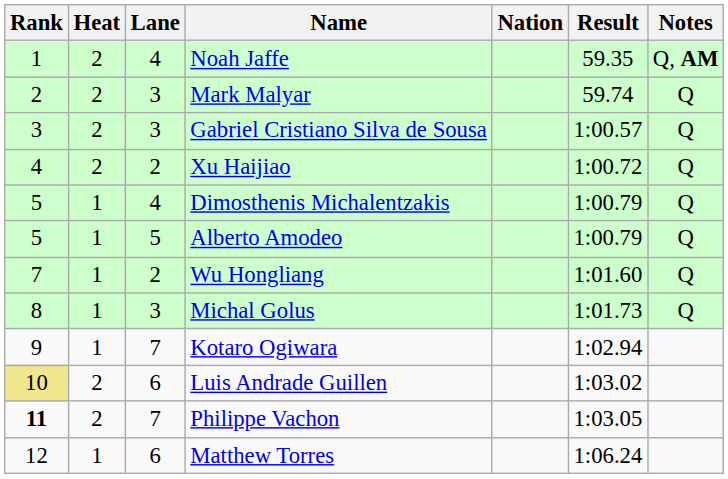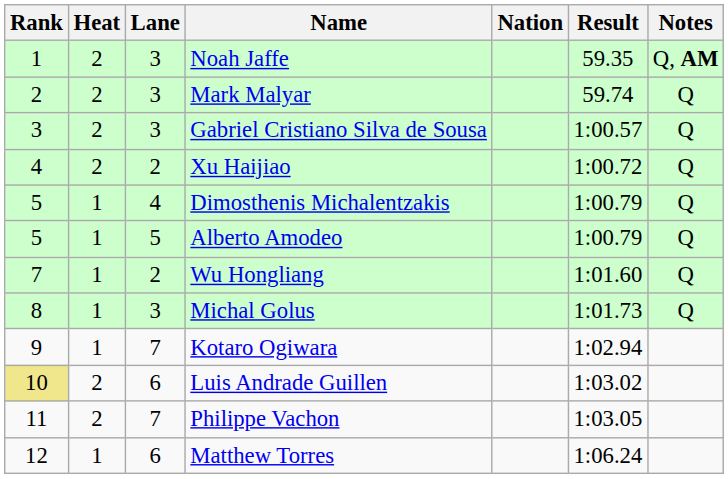(155, 58) 4 -> (155, 58) 3
(36, 418) bold -> (36, 418) normal
